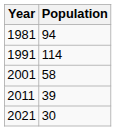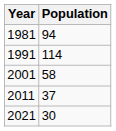(49, 95) 39 -> (49, 95) 37
